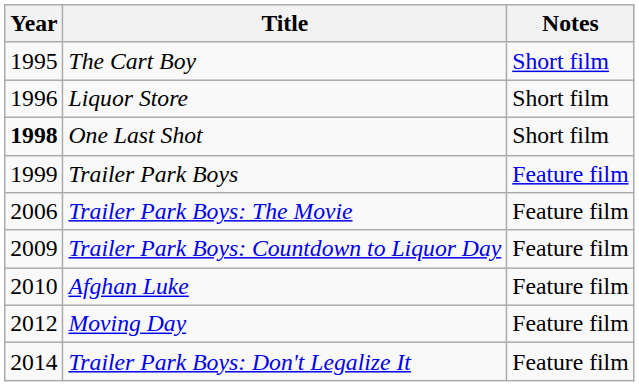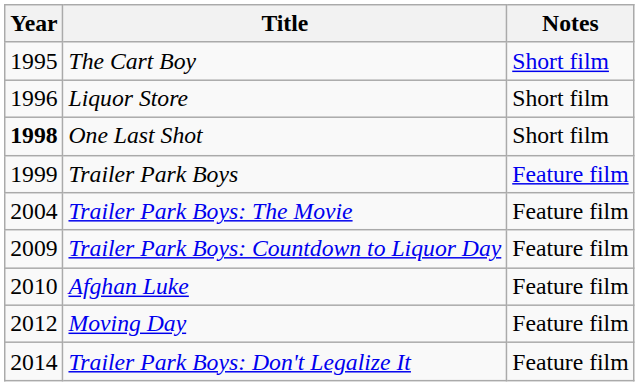(34, 211) 2006 -> (34, 211) 2004
